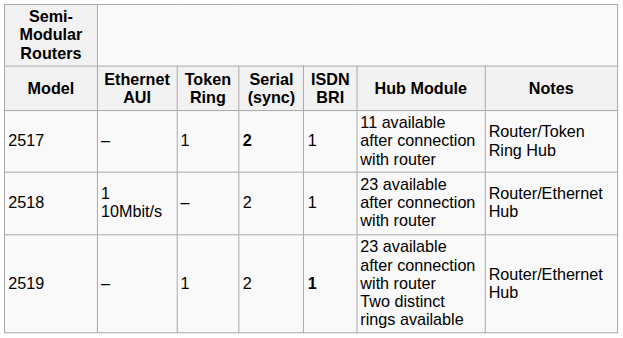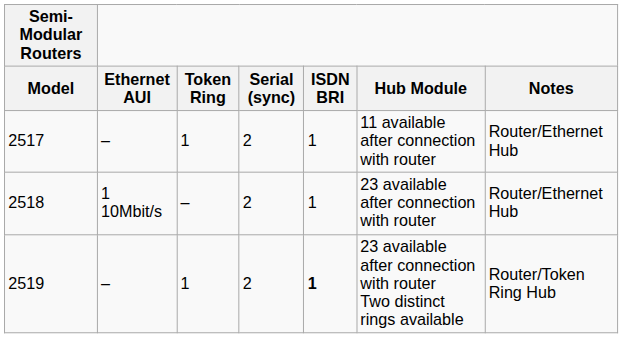(247, 141) bold -> (247, 141) normal
(537, 141) Router/Token Ring Hub -> (546, 141) Router/Ethernet Hub
(546, 283) Router/Ethernet Hub -> (537, 283) Router/Token Ring Hub
